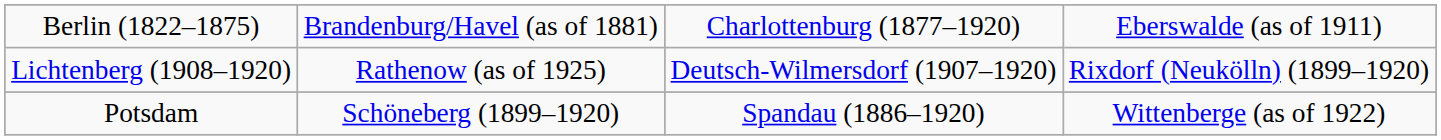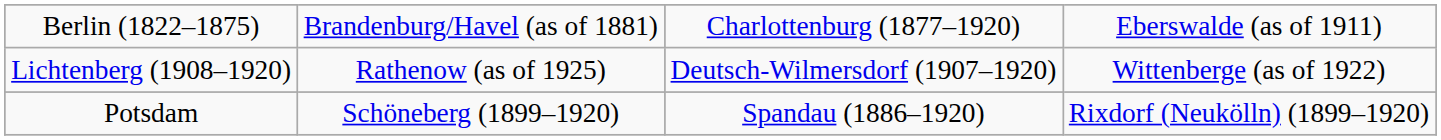(1249, 69) Rixdorf (Neukölln) (1899–1920) -> (1249, 69) Wittenberge (as of 1922)
(1249, 112) Wittenberge (as of 1922) -> (1249, 112) Rixdorf (Neukölln) (1899–1920)
